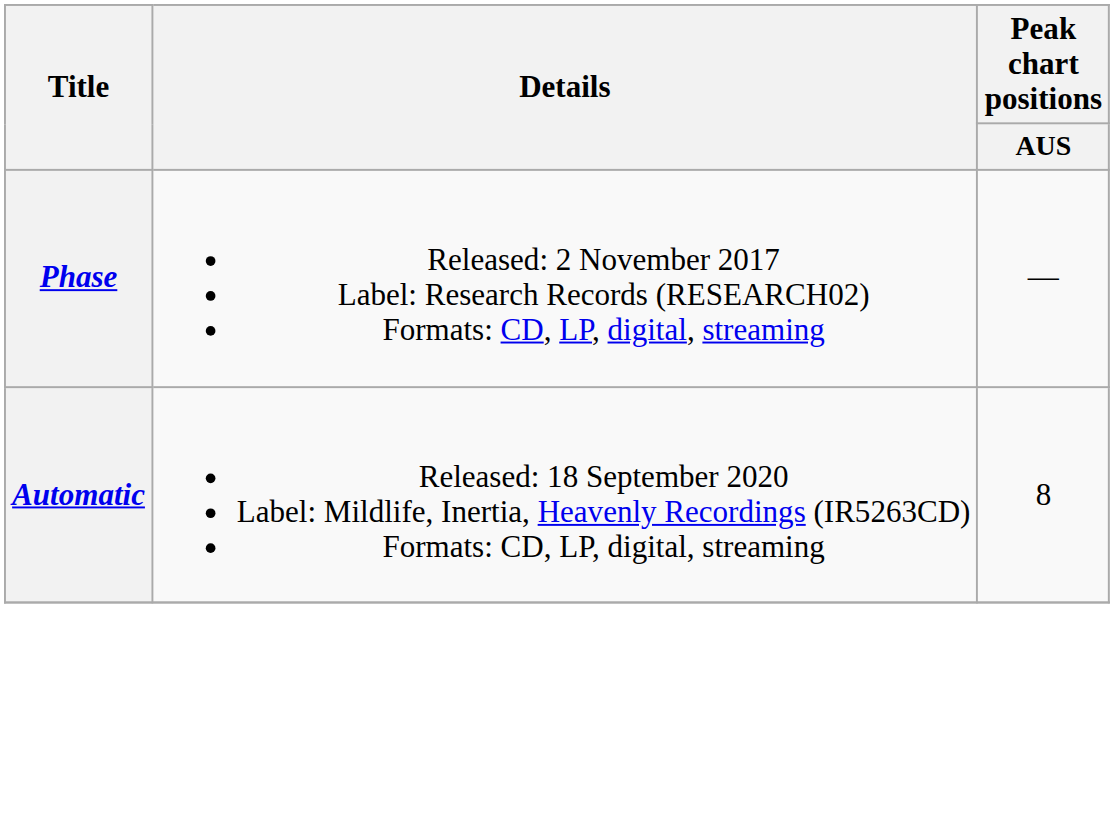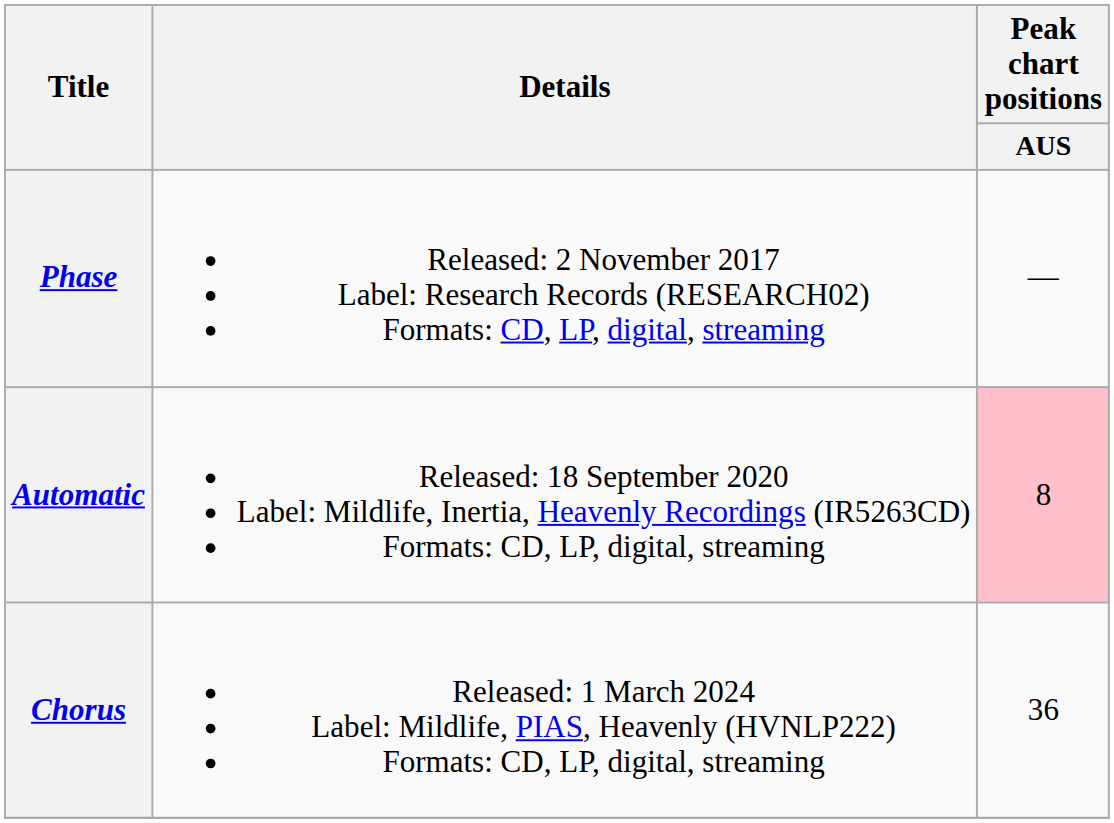(1043, 493) no background -> (1043, 493) pink background
+ row: (79, 709)
